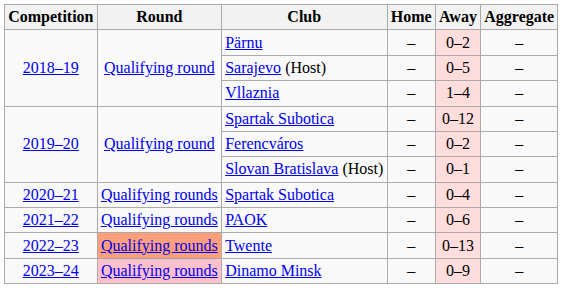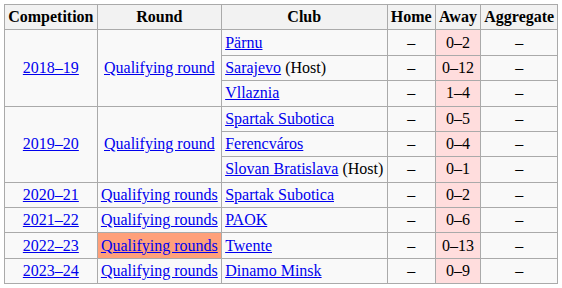(458, 67) 0–5 -> (458, 67) 0–12
(458, 118) 0–12 -> (458, 118) 0–5
(458, 144) 0–2 -> (458, 144) 0–4
(458, 194) 0–4 -> (458, 194) 0–2
(159, 270) pink background -> (159, 270) no background
